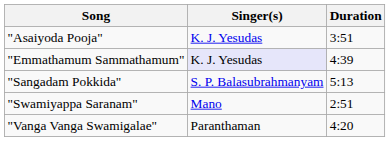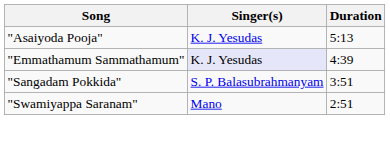(342, 37) 3:51 -> (342, 37) 5:13
(342, 81) 5:13 -> (342, 81) 3:51
- row: (82, 125)
